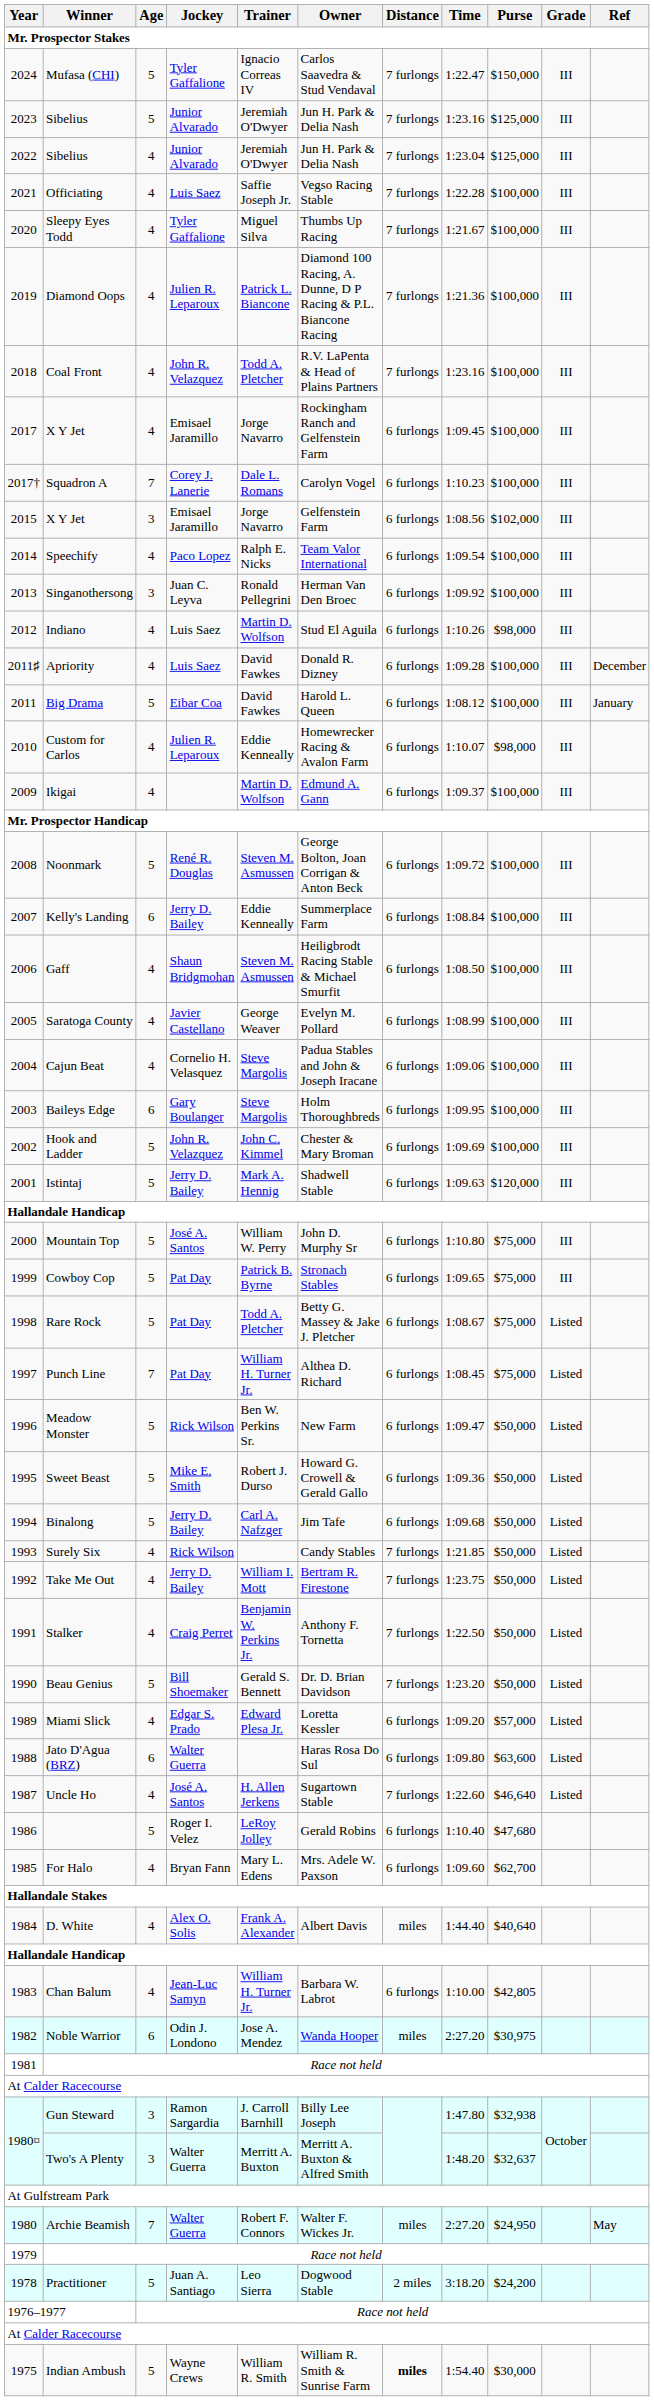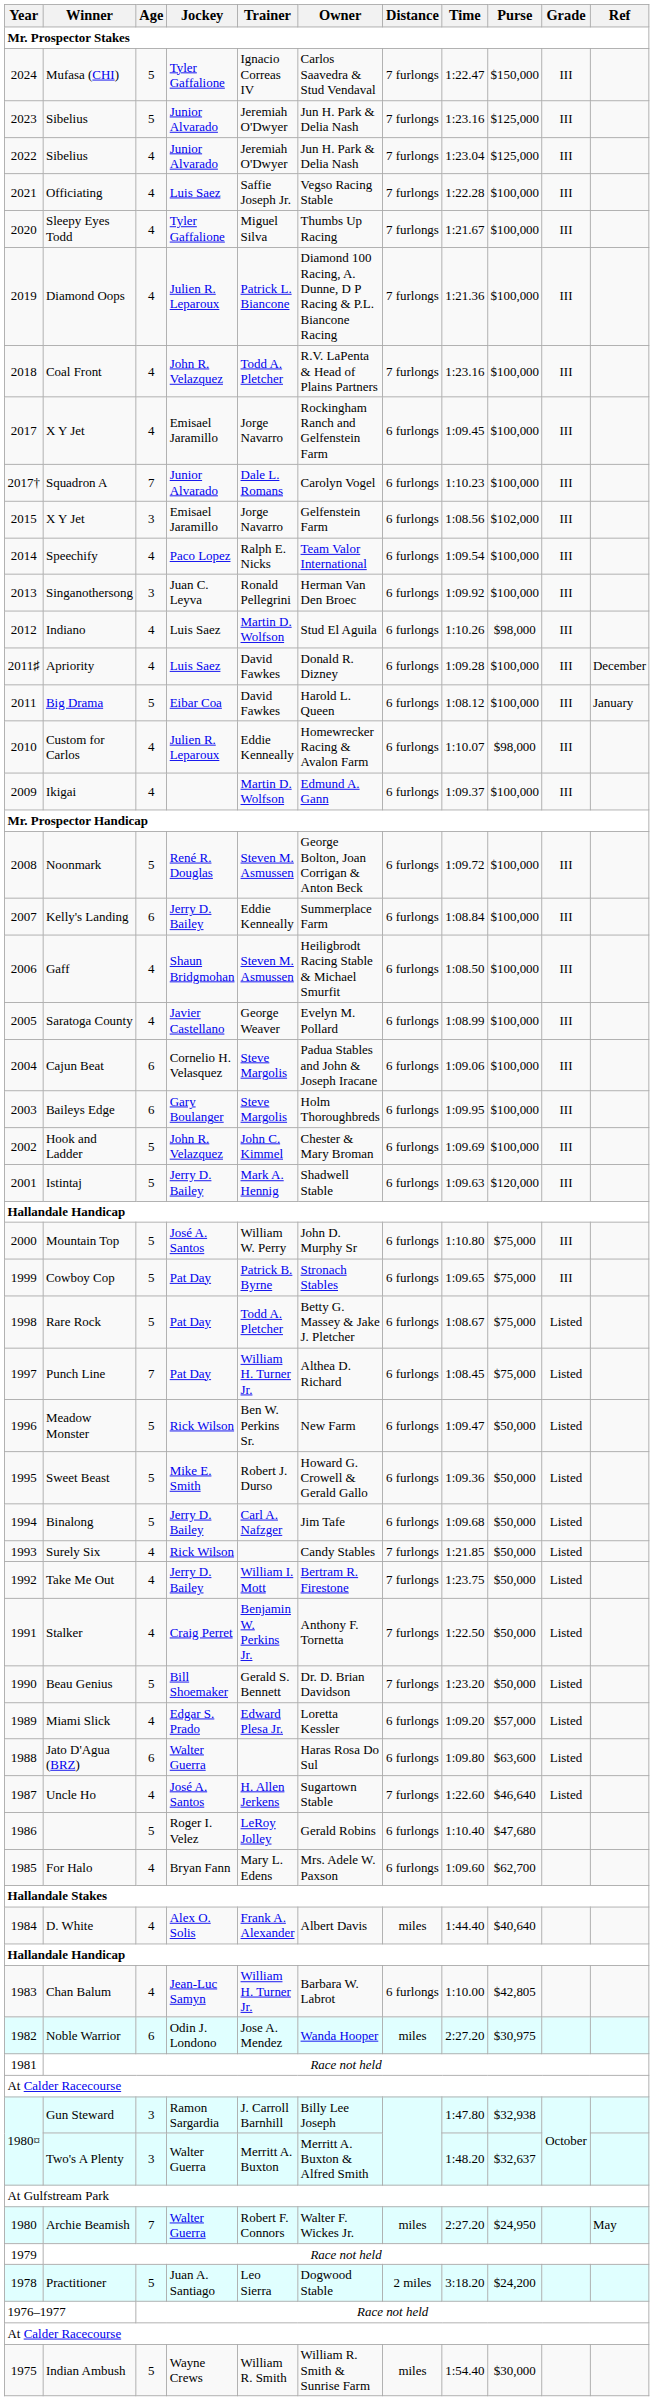(191, 482) Corey J. Lanerie -> (194, 482) Junior Alvarado
(151, 1065) 4 -> (151, 1065) 6
(412, 2370) bold -> (412, 2370) normal
